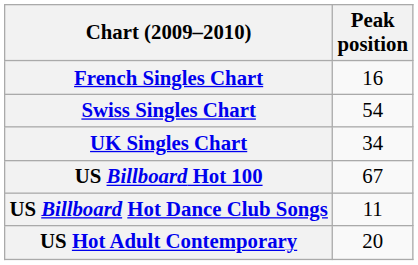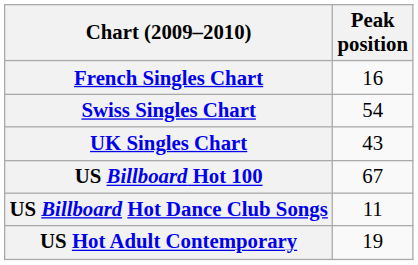(373, 143) 34 -> (373, 143) 43
(373, 242) 20 -> (373, 242) 19
